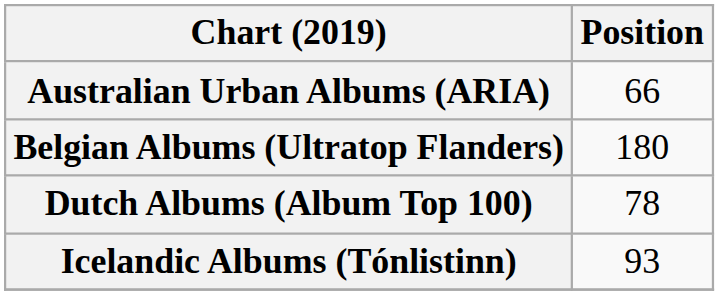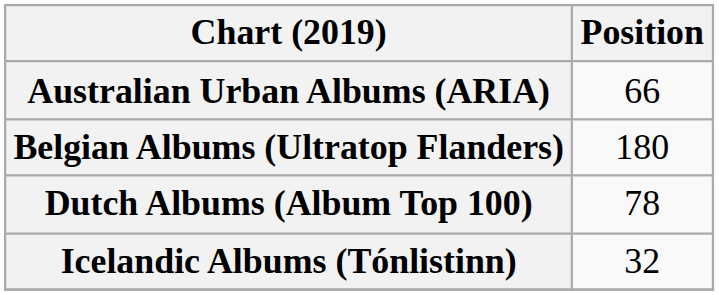(642, 260) 93 -> (642, 260) 32
